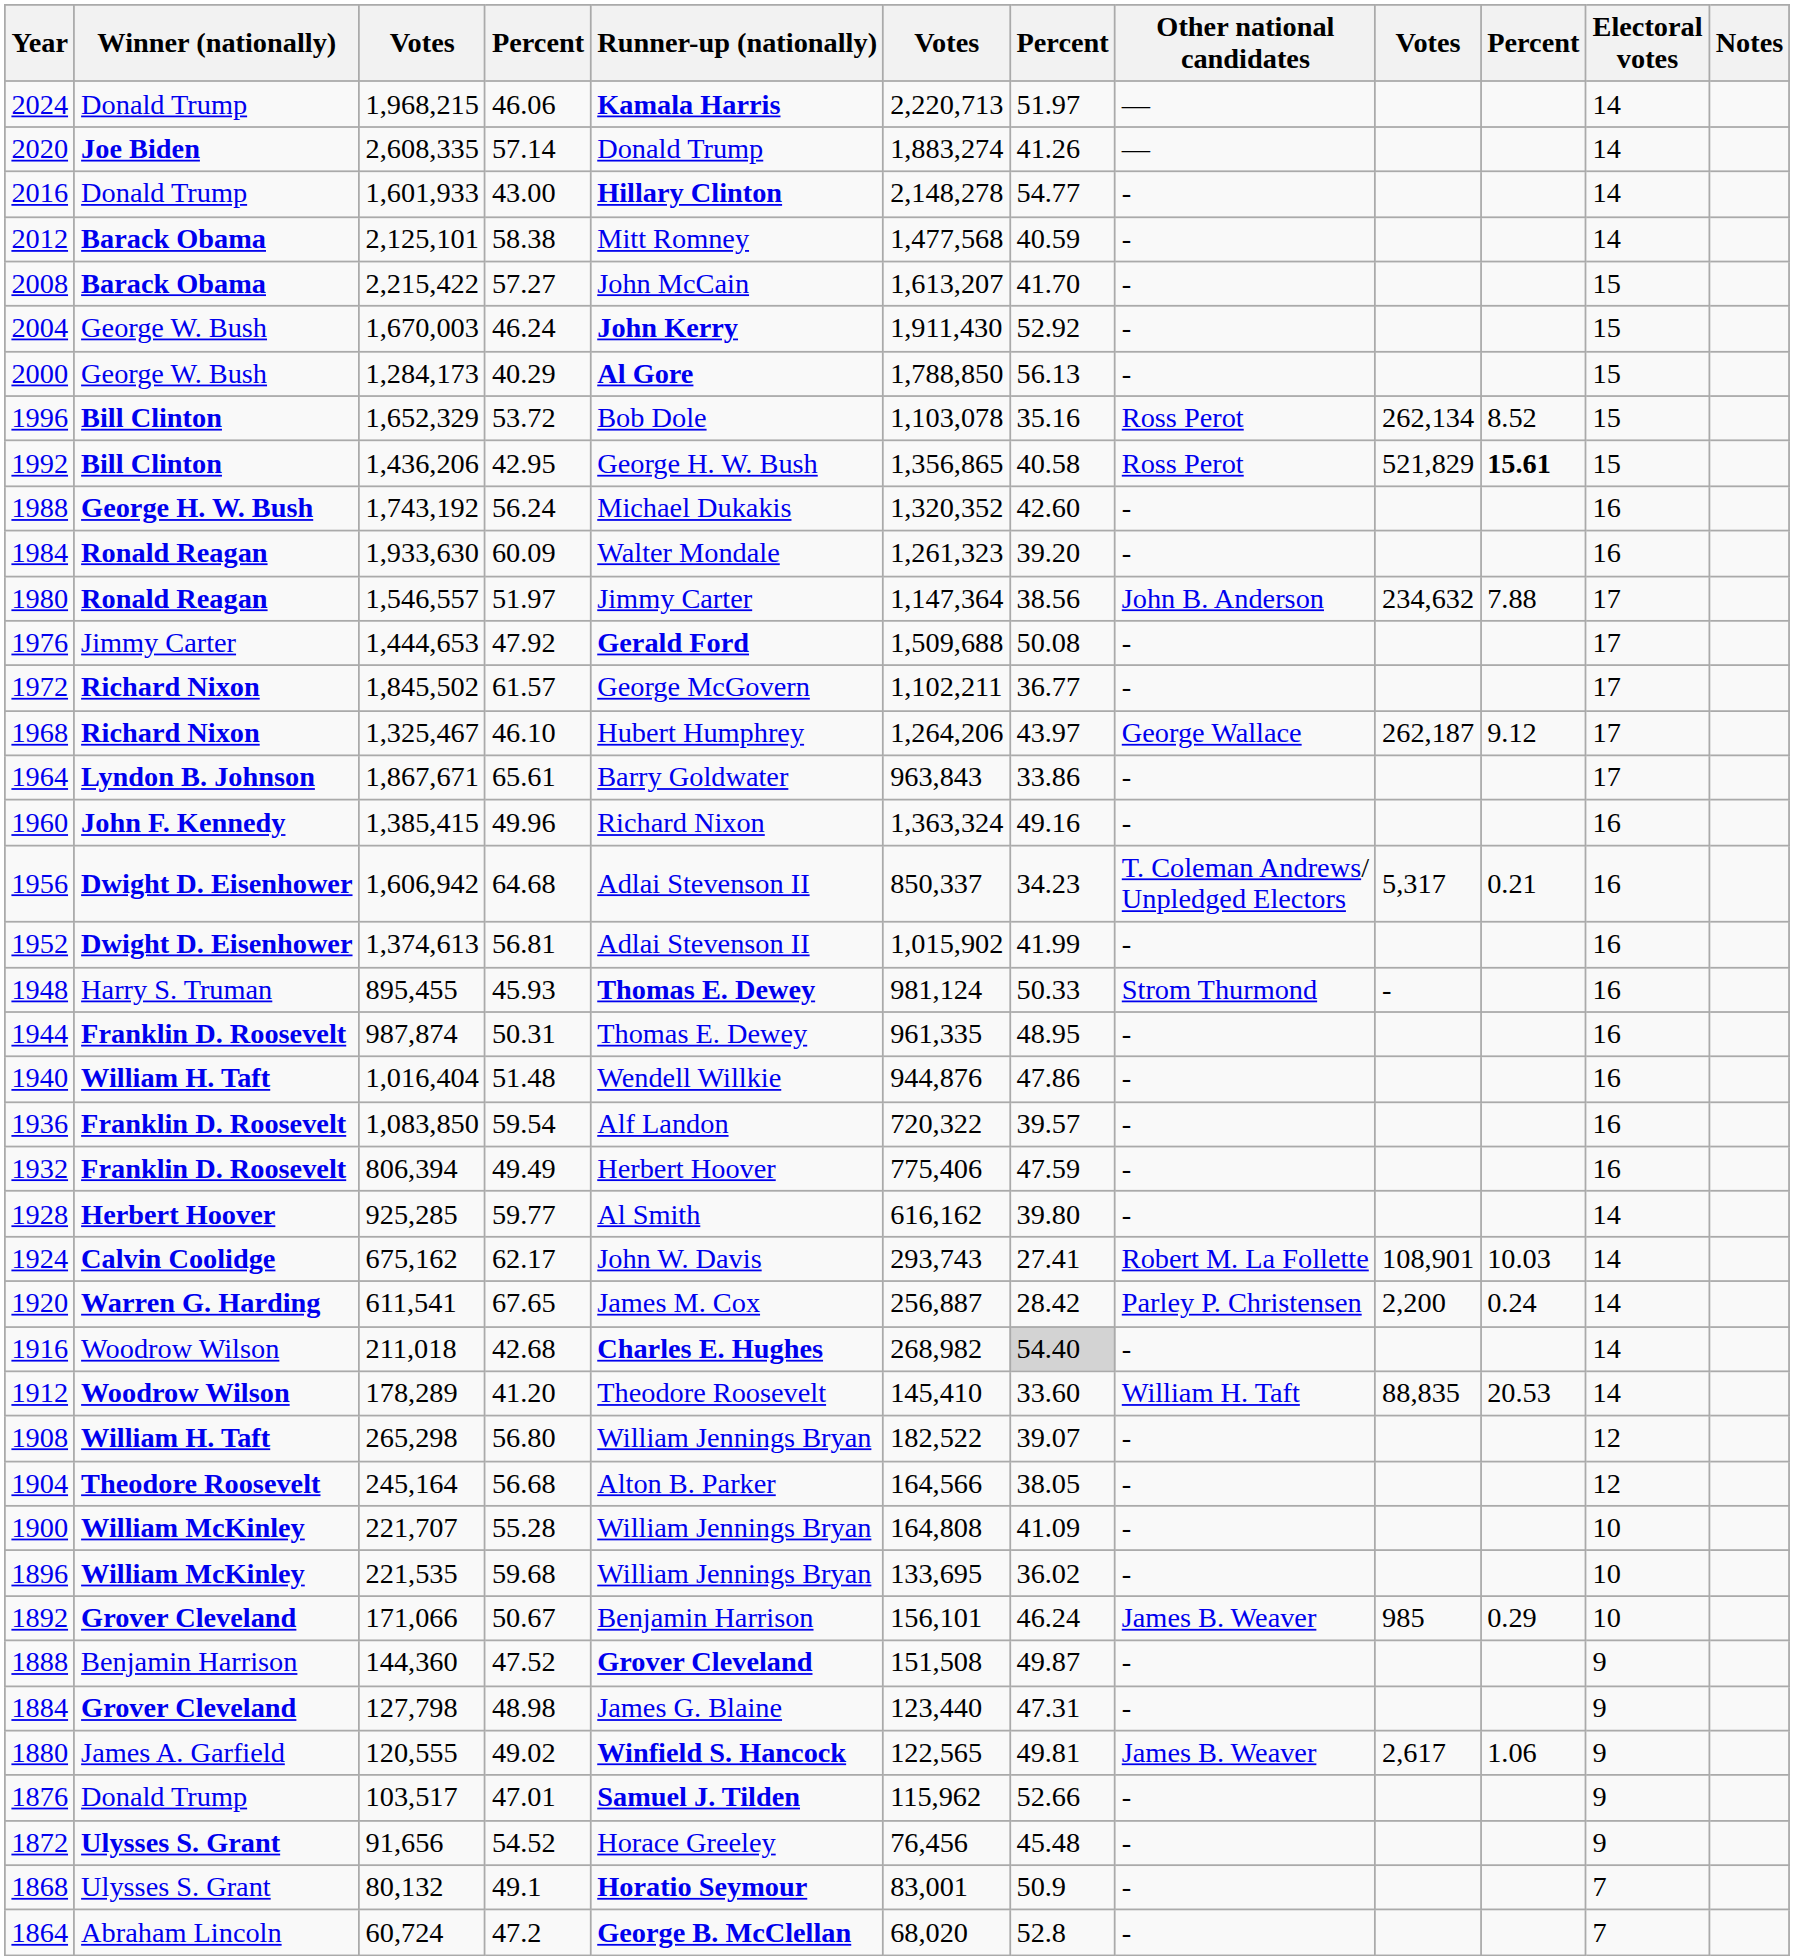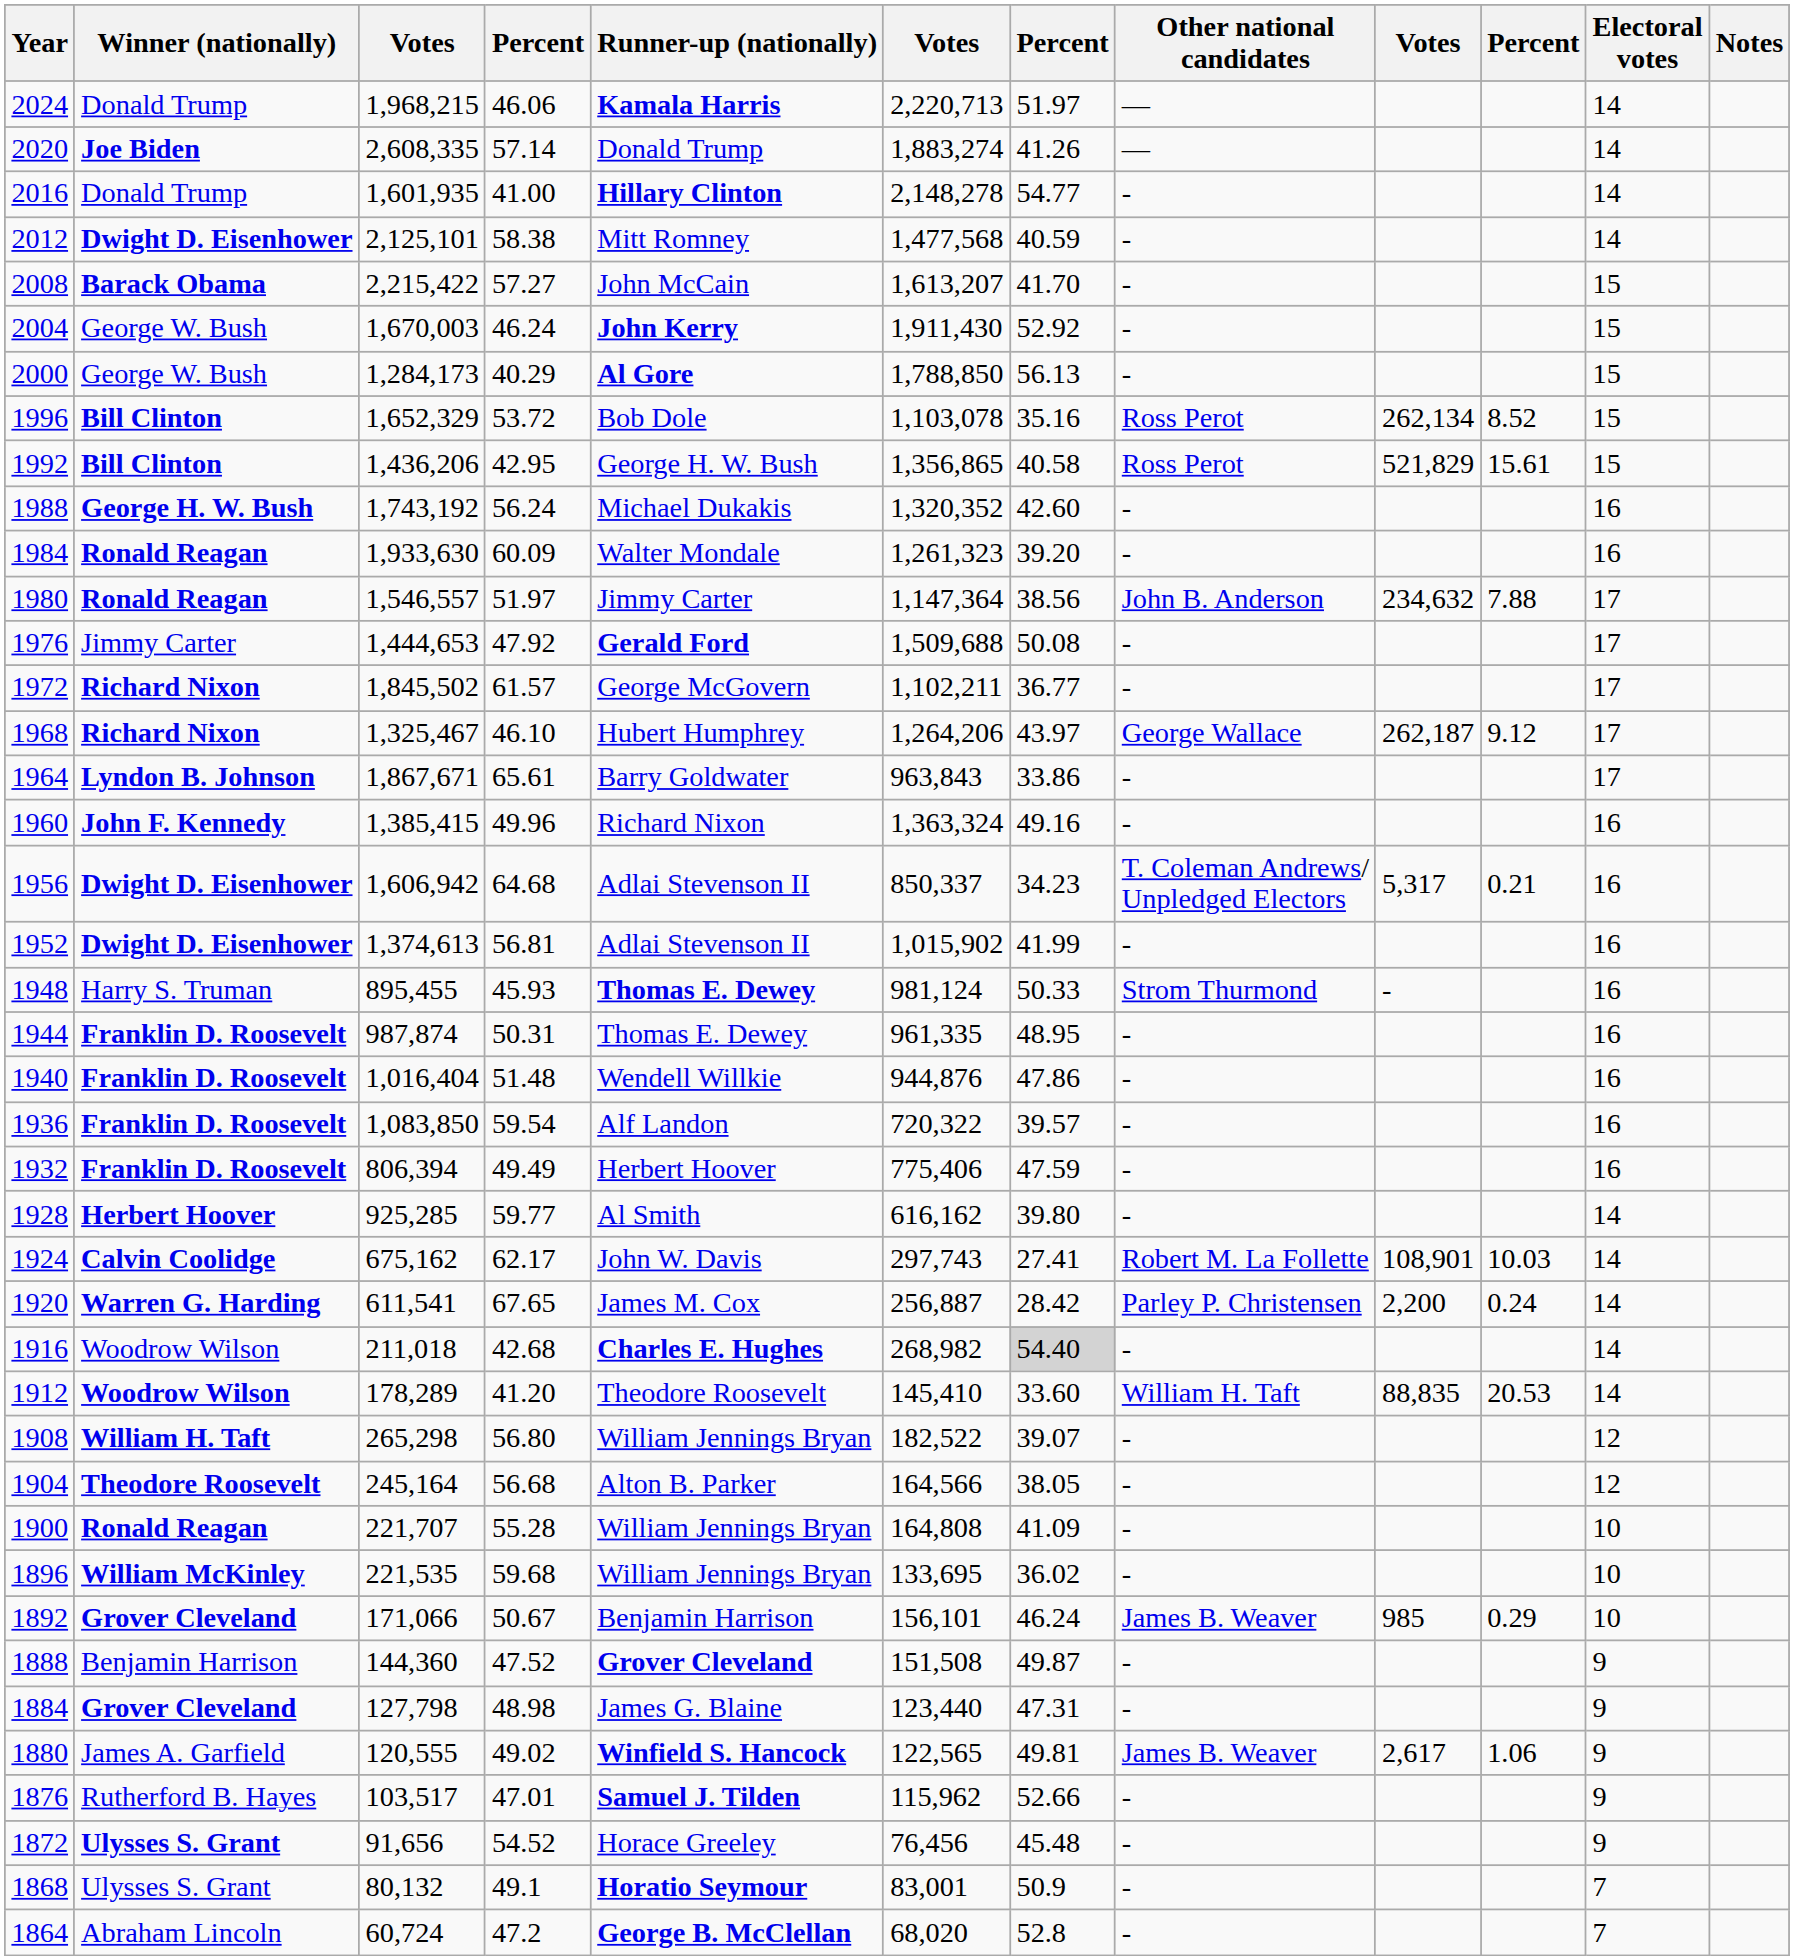(422, 193) 1,601,933 -> (422, 193) 1,601,935
(524, 193) 43.00 -> (524, 193) 41.00
(174, 238) Barack Obama -> (217, 238) Dwight D. Eisenhower
(1519, 463) bold -> (1519, 463) normal
(176, 1078) William H. Taft -> (214, 1078) Franklin D. Roosevelt
(936, 1258) 293,743 -> (936, 1258) 297,743
(193, 1527) William McKinley -> (174, 1527) Ronald Reagan
(164, 1797) Donald Trump -> (199, 1797) Rutherford B. Hayes
